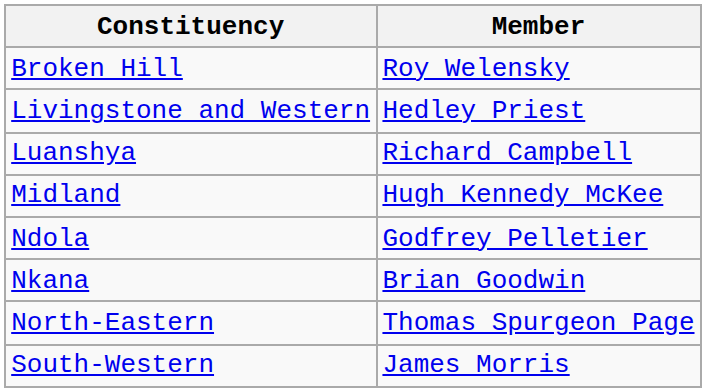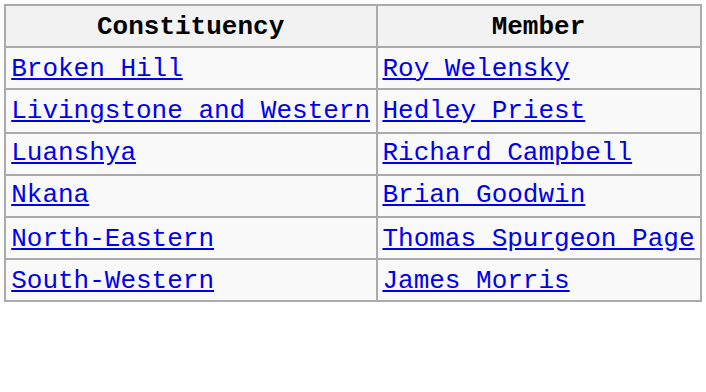- row: (66, 196)
- row: (50, 238)
